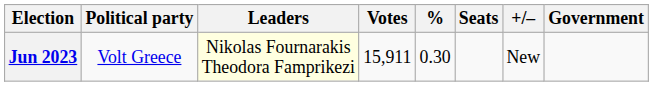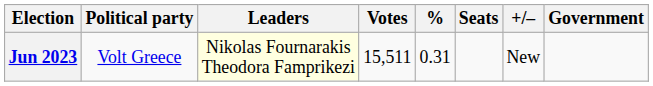(387, 56) 15,911 -> (387, 56) 15,511
(435, 56) 0.30 -> (435, 56) 0.31
